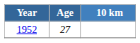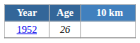(65, 29) 27 -> (65, 29) 26
